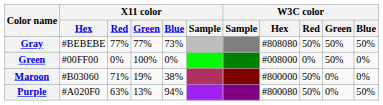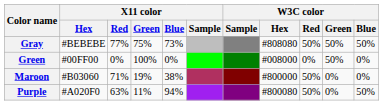(142, 44) 77% -> (142, 44) 75%
(142, 92) 13% -> (142, 92) 11%
